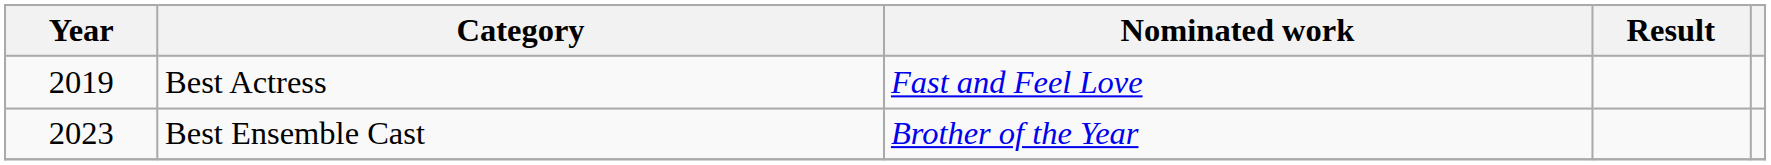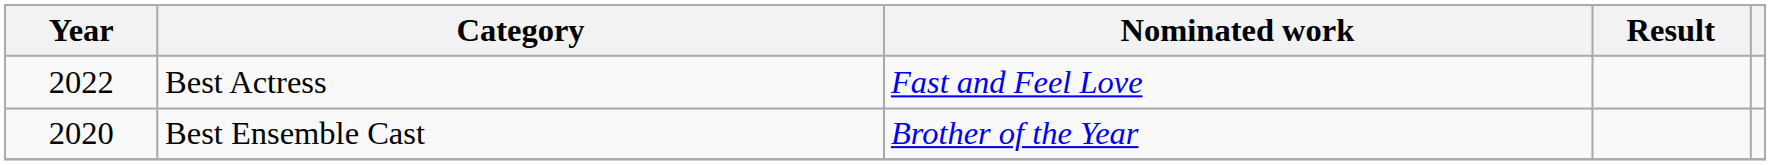(81, 81) 2019 -> (81, 81) 2022
(81, 133) 2023 -> (81, 133) 2020
